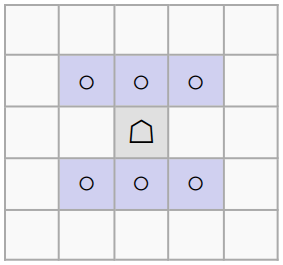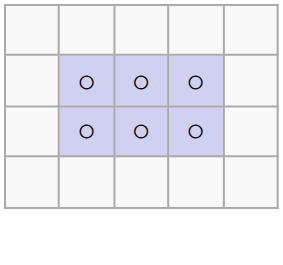- row: (87, 132)
